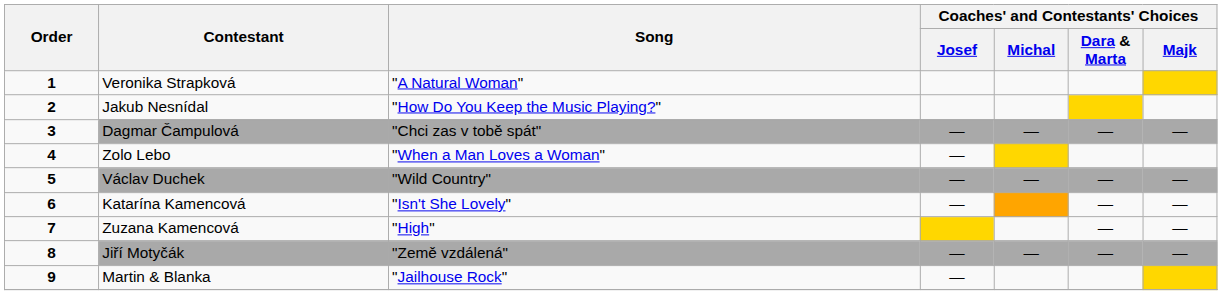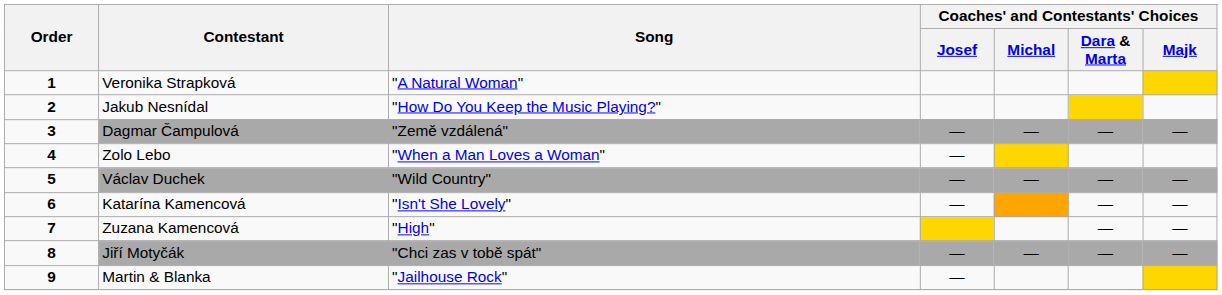(467, 131) "Chci zas v tobě spát" -> (450, 131) "Země vzdálená"
(450, 253) "Země vzdálená" -> (467, 253) "Chci zas v tobě spát"
